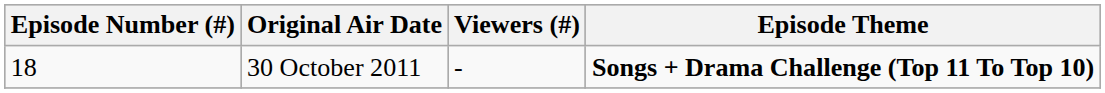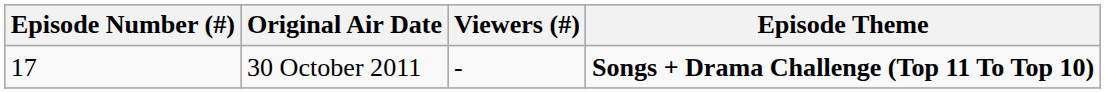(24, 66) 18 -> (24, 66) 17
